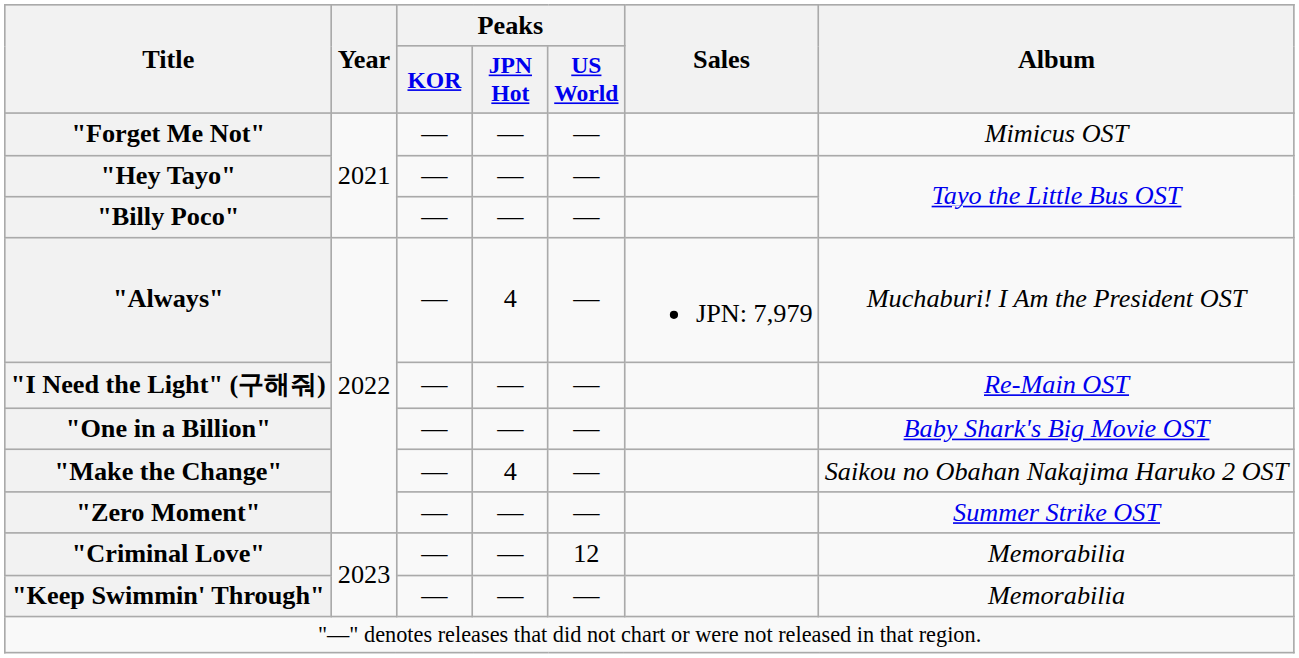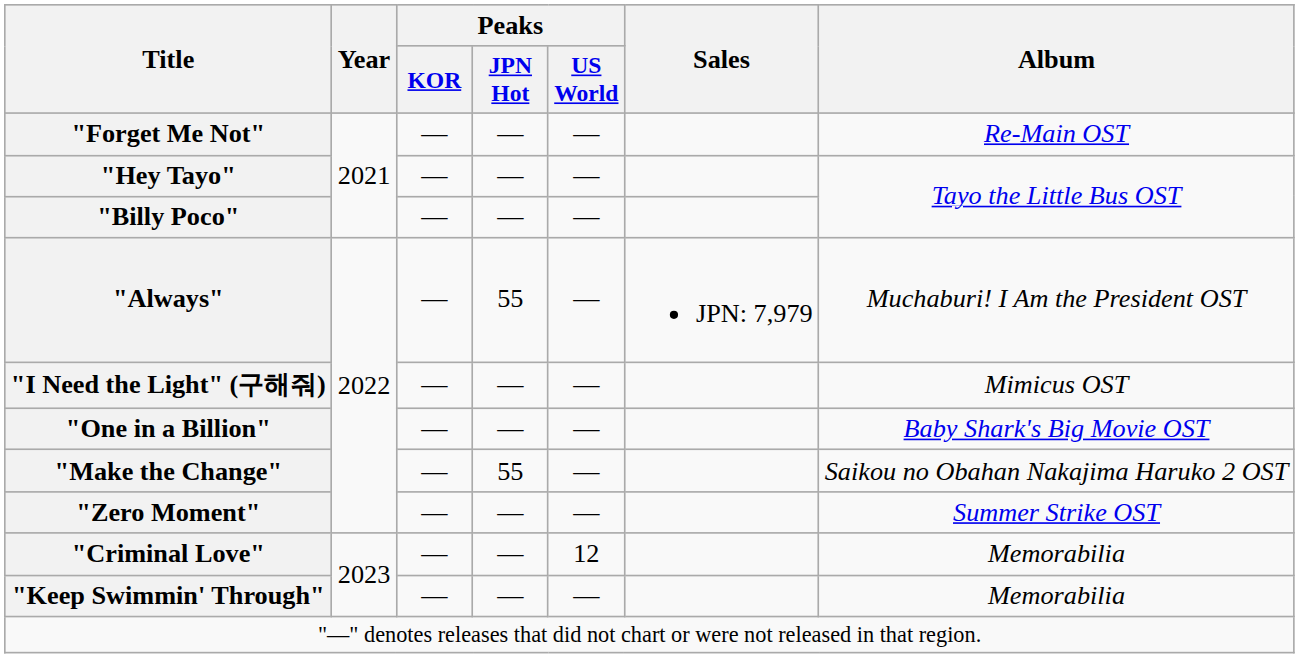(1057, 133) Mimicus OST -> (1057, 133) Re-Main OST
(510, 299) 4 -> (510, 299) 55
(1057, 384) Re-Main OST -> (1057, 384) Mimicus OST
(510, 470) 4 -> (510, 470) 55
